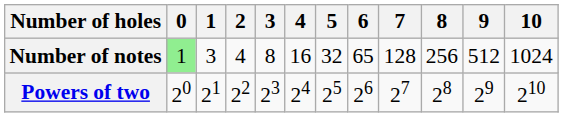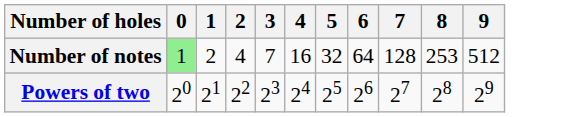- column: (531, 21)
(211, 55) 3 -> (211, 55) 2
(270, 55) 8 -> (270, 55) 7
(363, 55) 65 -> (363, 55) 64
(442, 55) 256 -> (442, 55) 253
